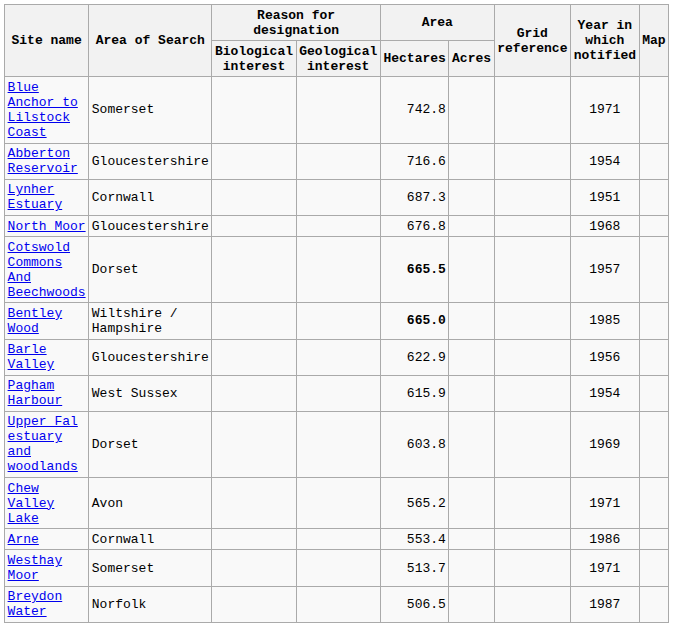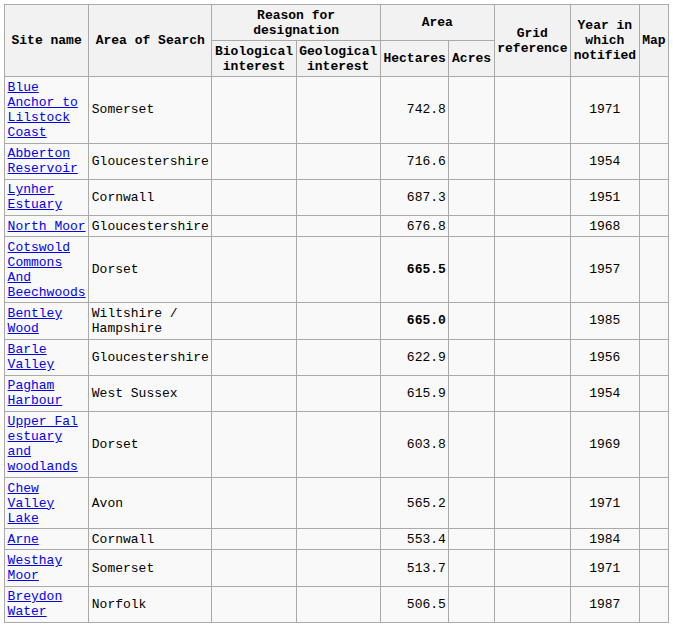(605, 539) 1986 -> (605, 539) 1984
